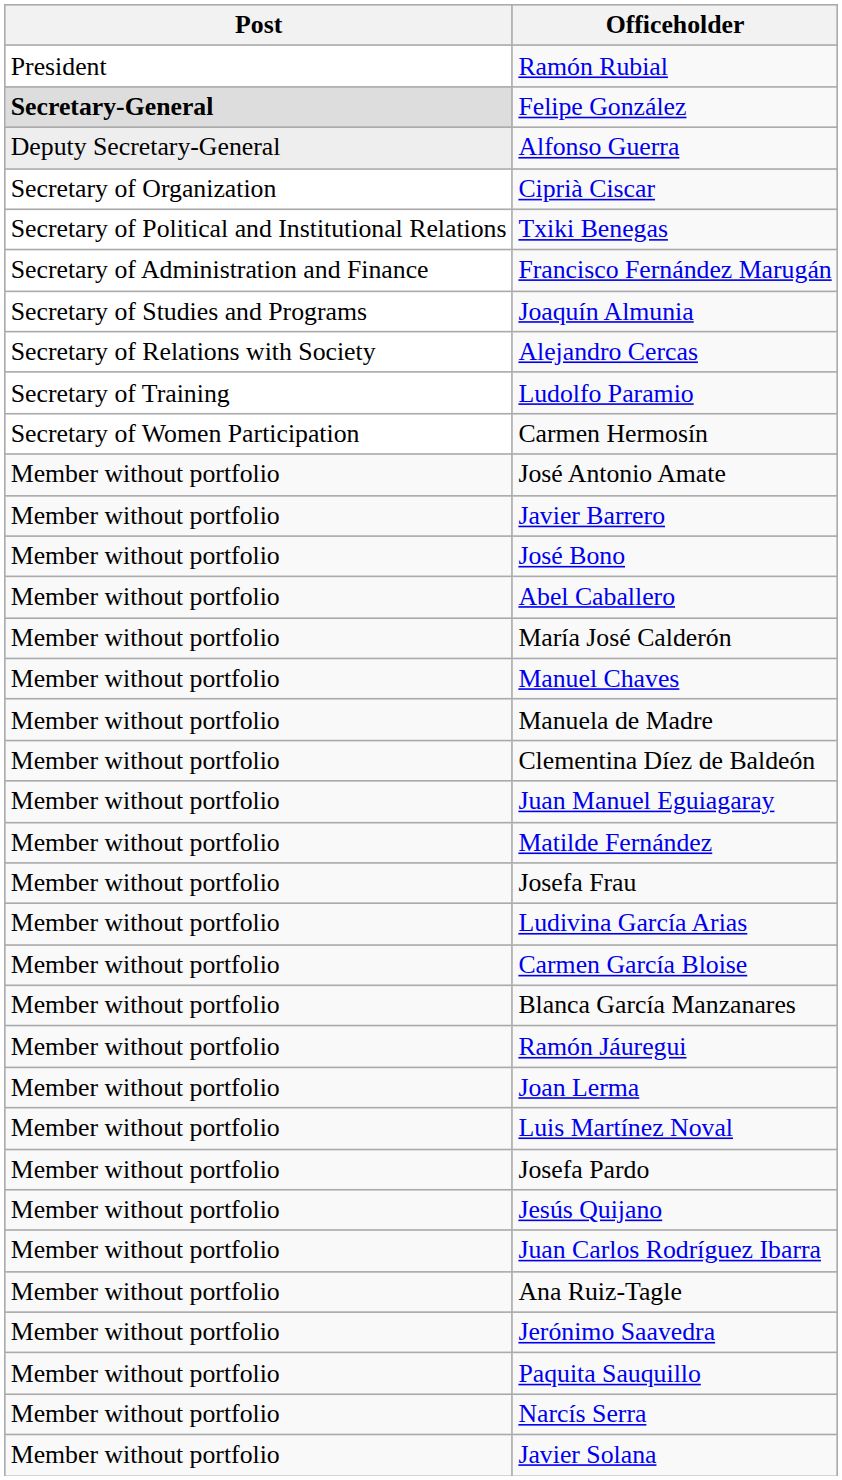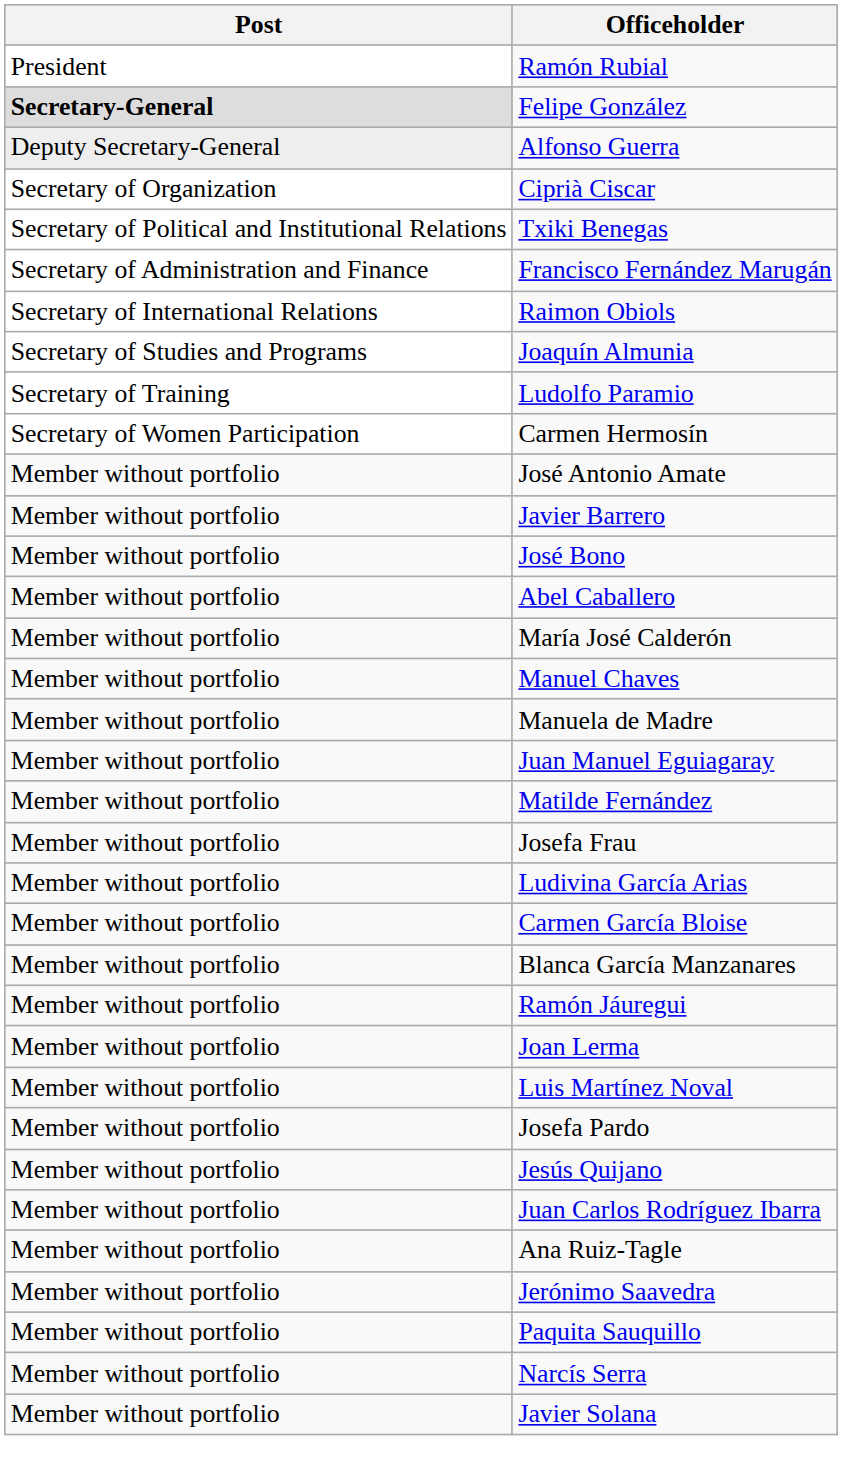+ row: (597, 310)
- row: (608, 351)
- row: (667, 760)
